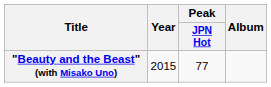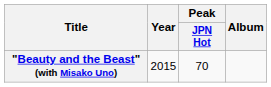(202, 66) 77 -> (202, 66) 70
